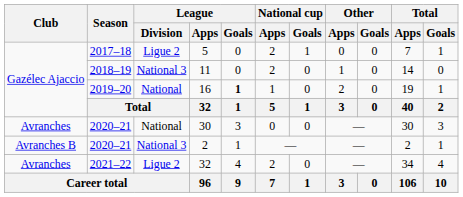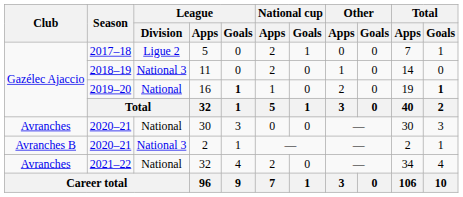(441, 88) normal -> (441, 88) bold
(162, 164) Ligue 2 -> (162, 164) National
